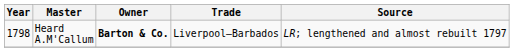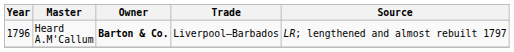(18, 34) 1798 -> (18, 34) 1796
